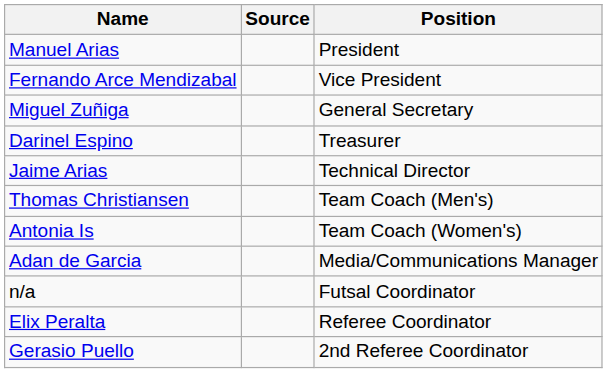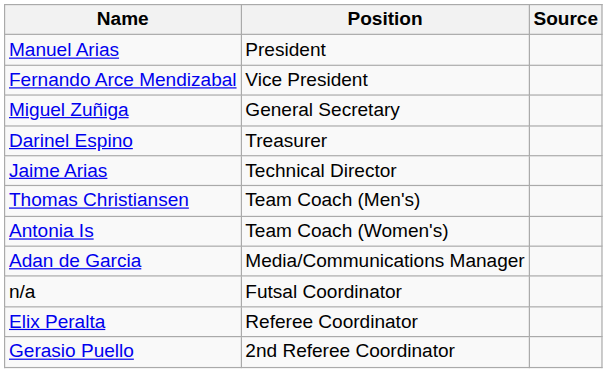columns swapped: (458, 19) <-> (278, 19)
